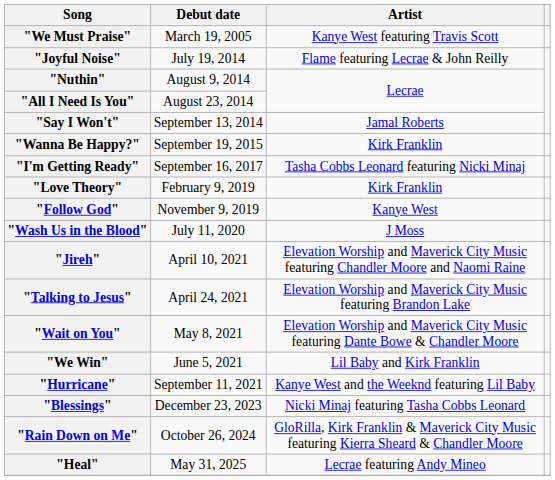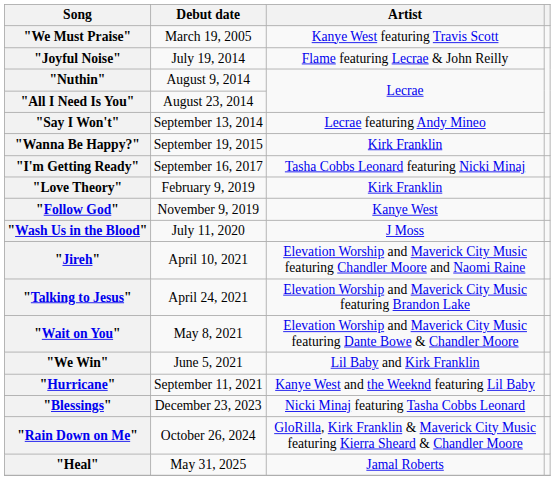(405, 123) Jamal Roberts -> (405, 123) Lecrae featuring Andy Mineo
(405, 464) Lecrae featuring Andy Mineo -> (405, 464) Jamal Roberts
